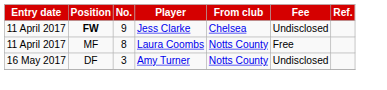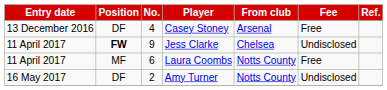+ row: (197, 28)
(124, 45) 8 -> (152, 61) 6
(124, 61) 3 -> (152, 77) 2
